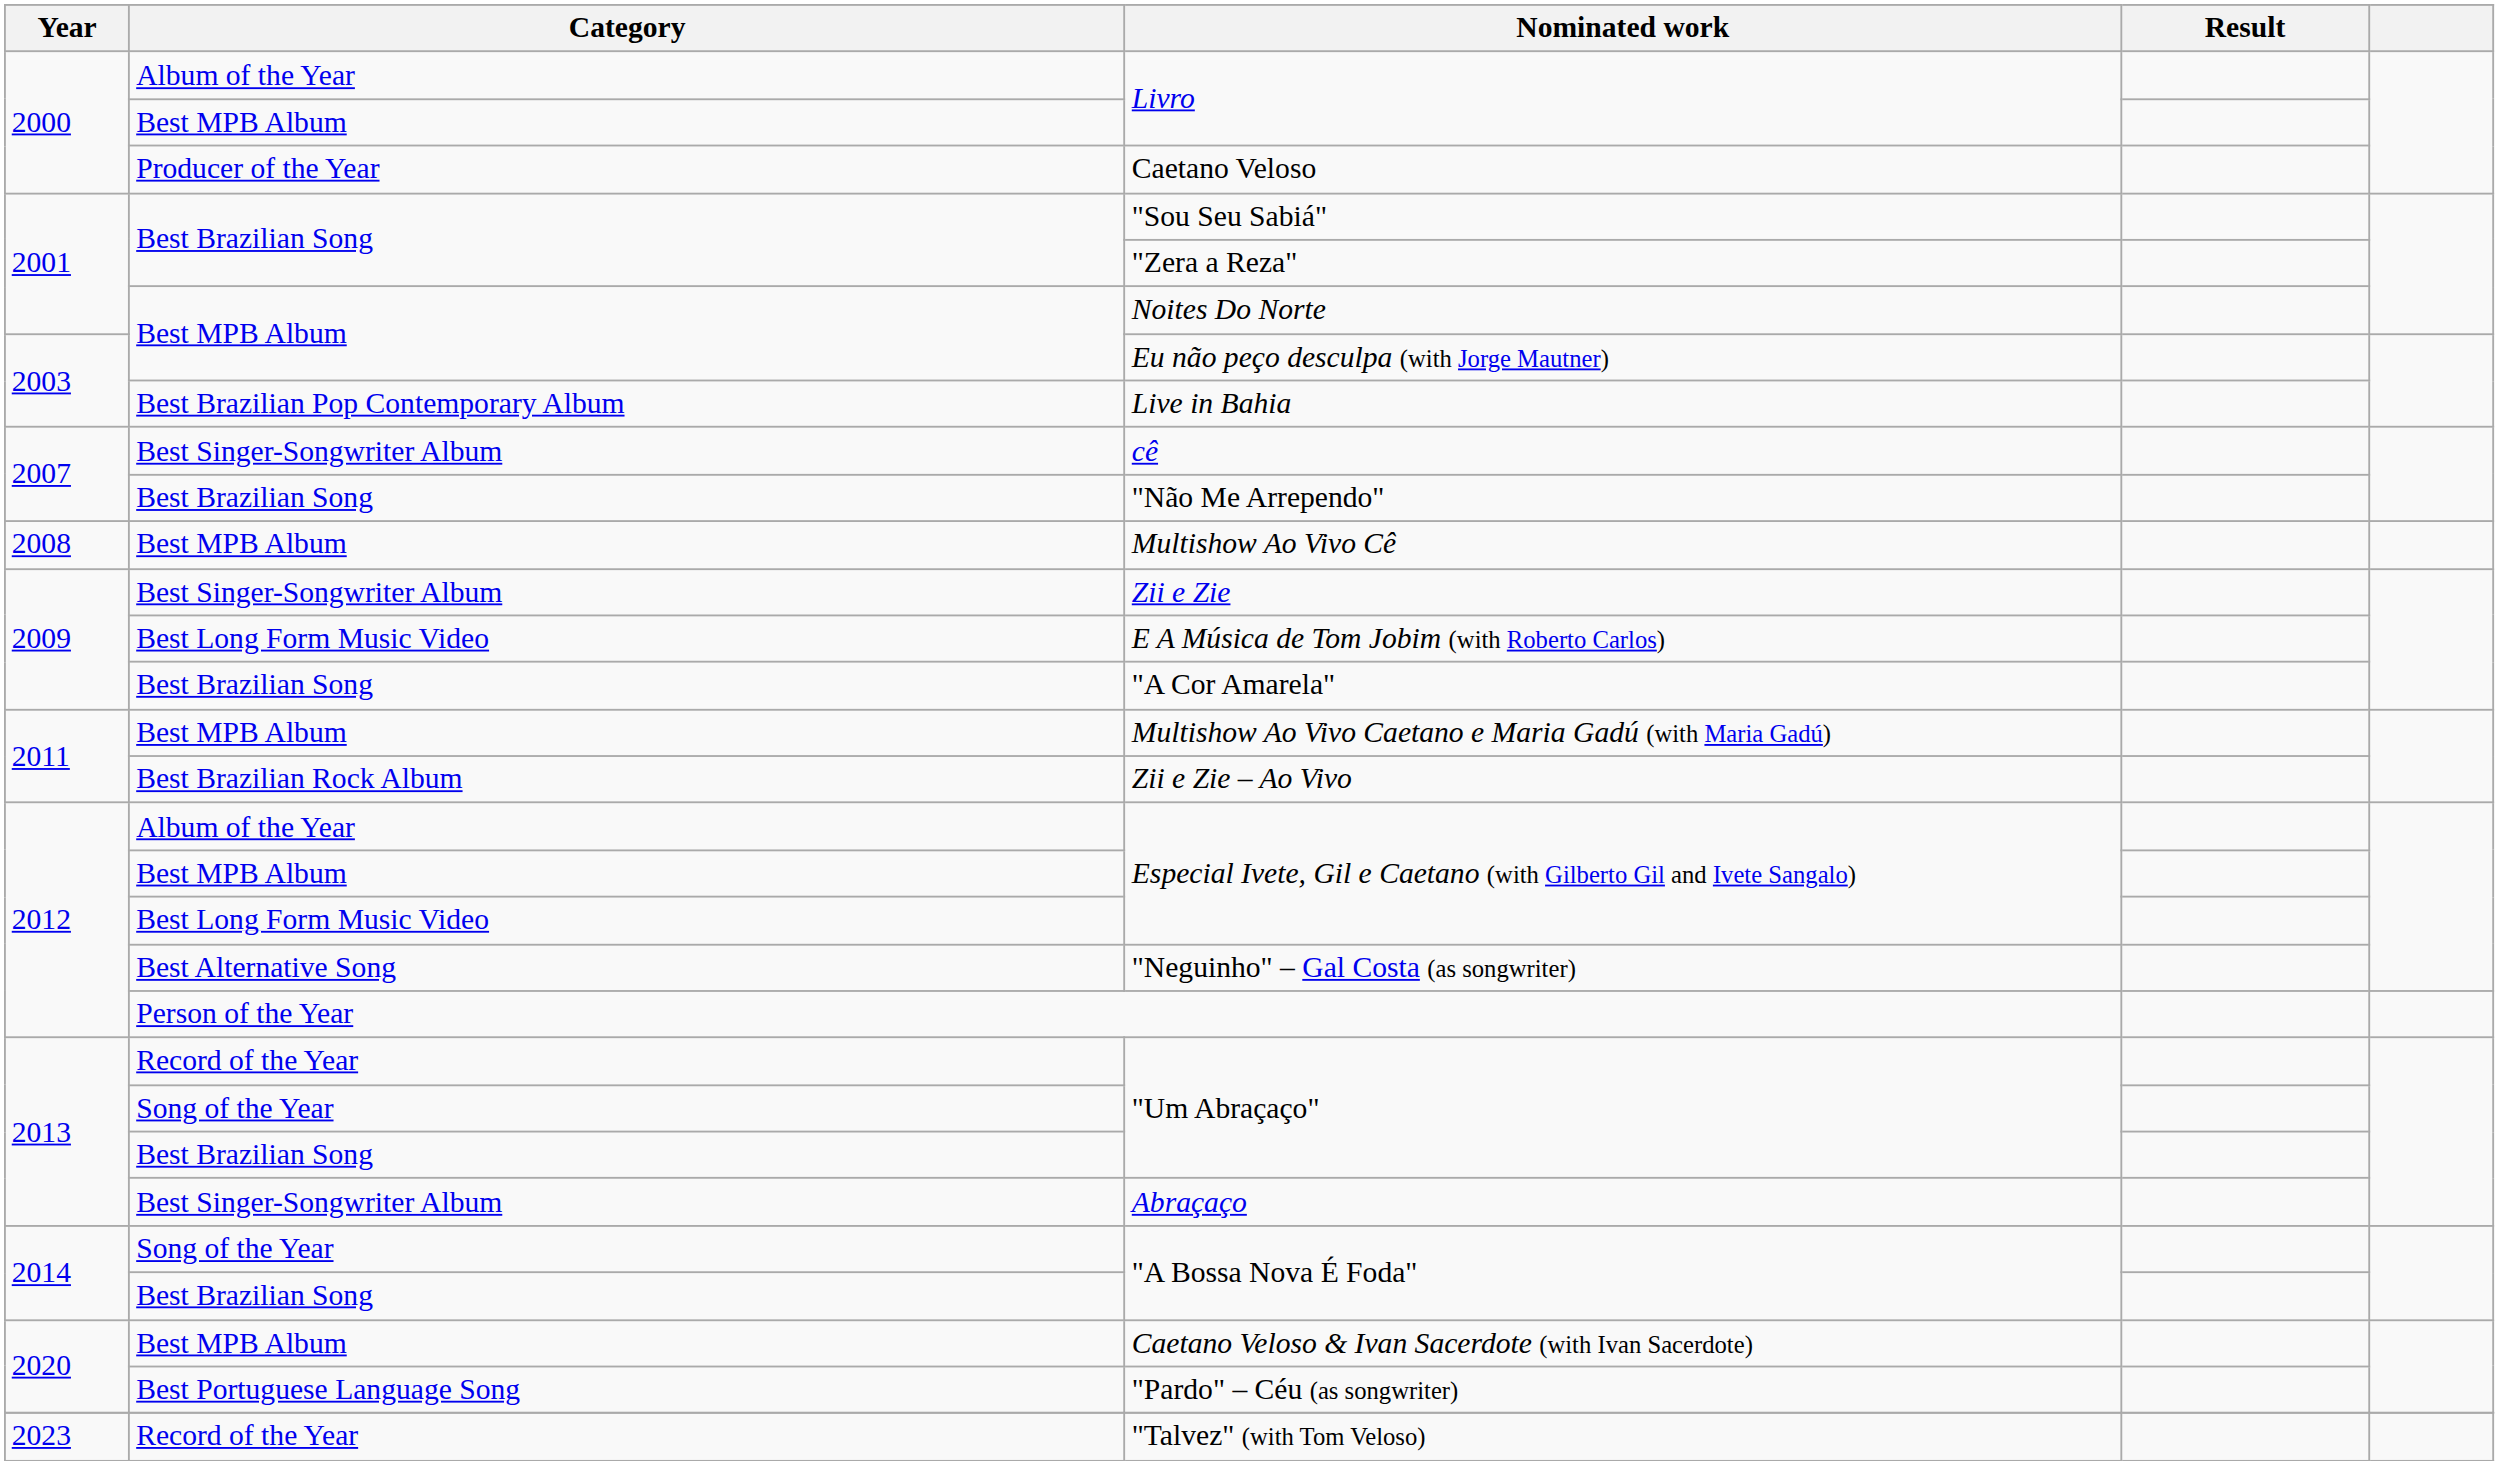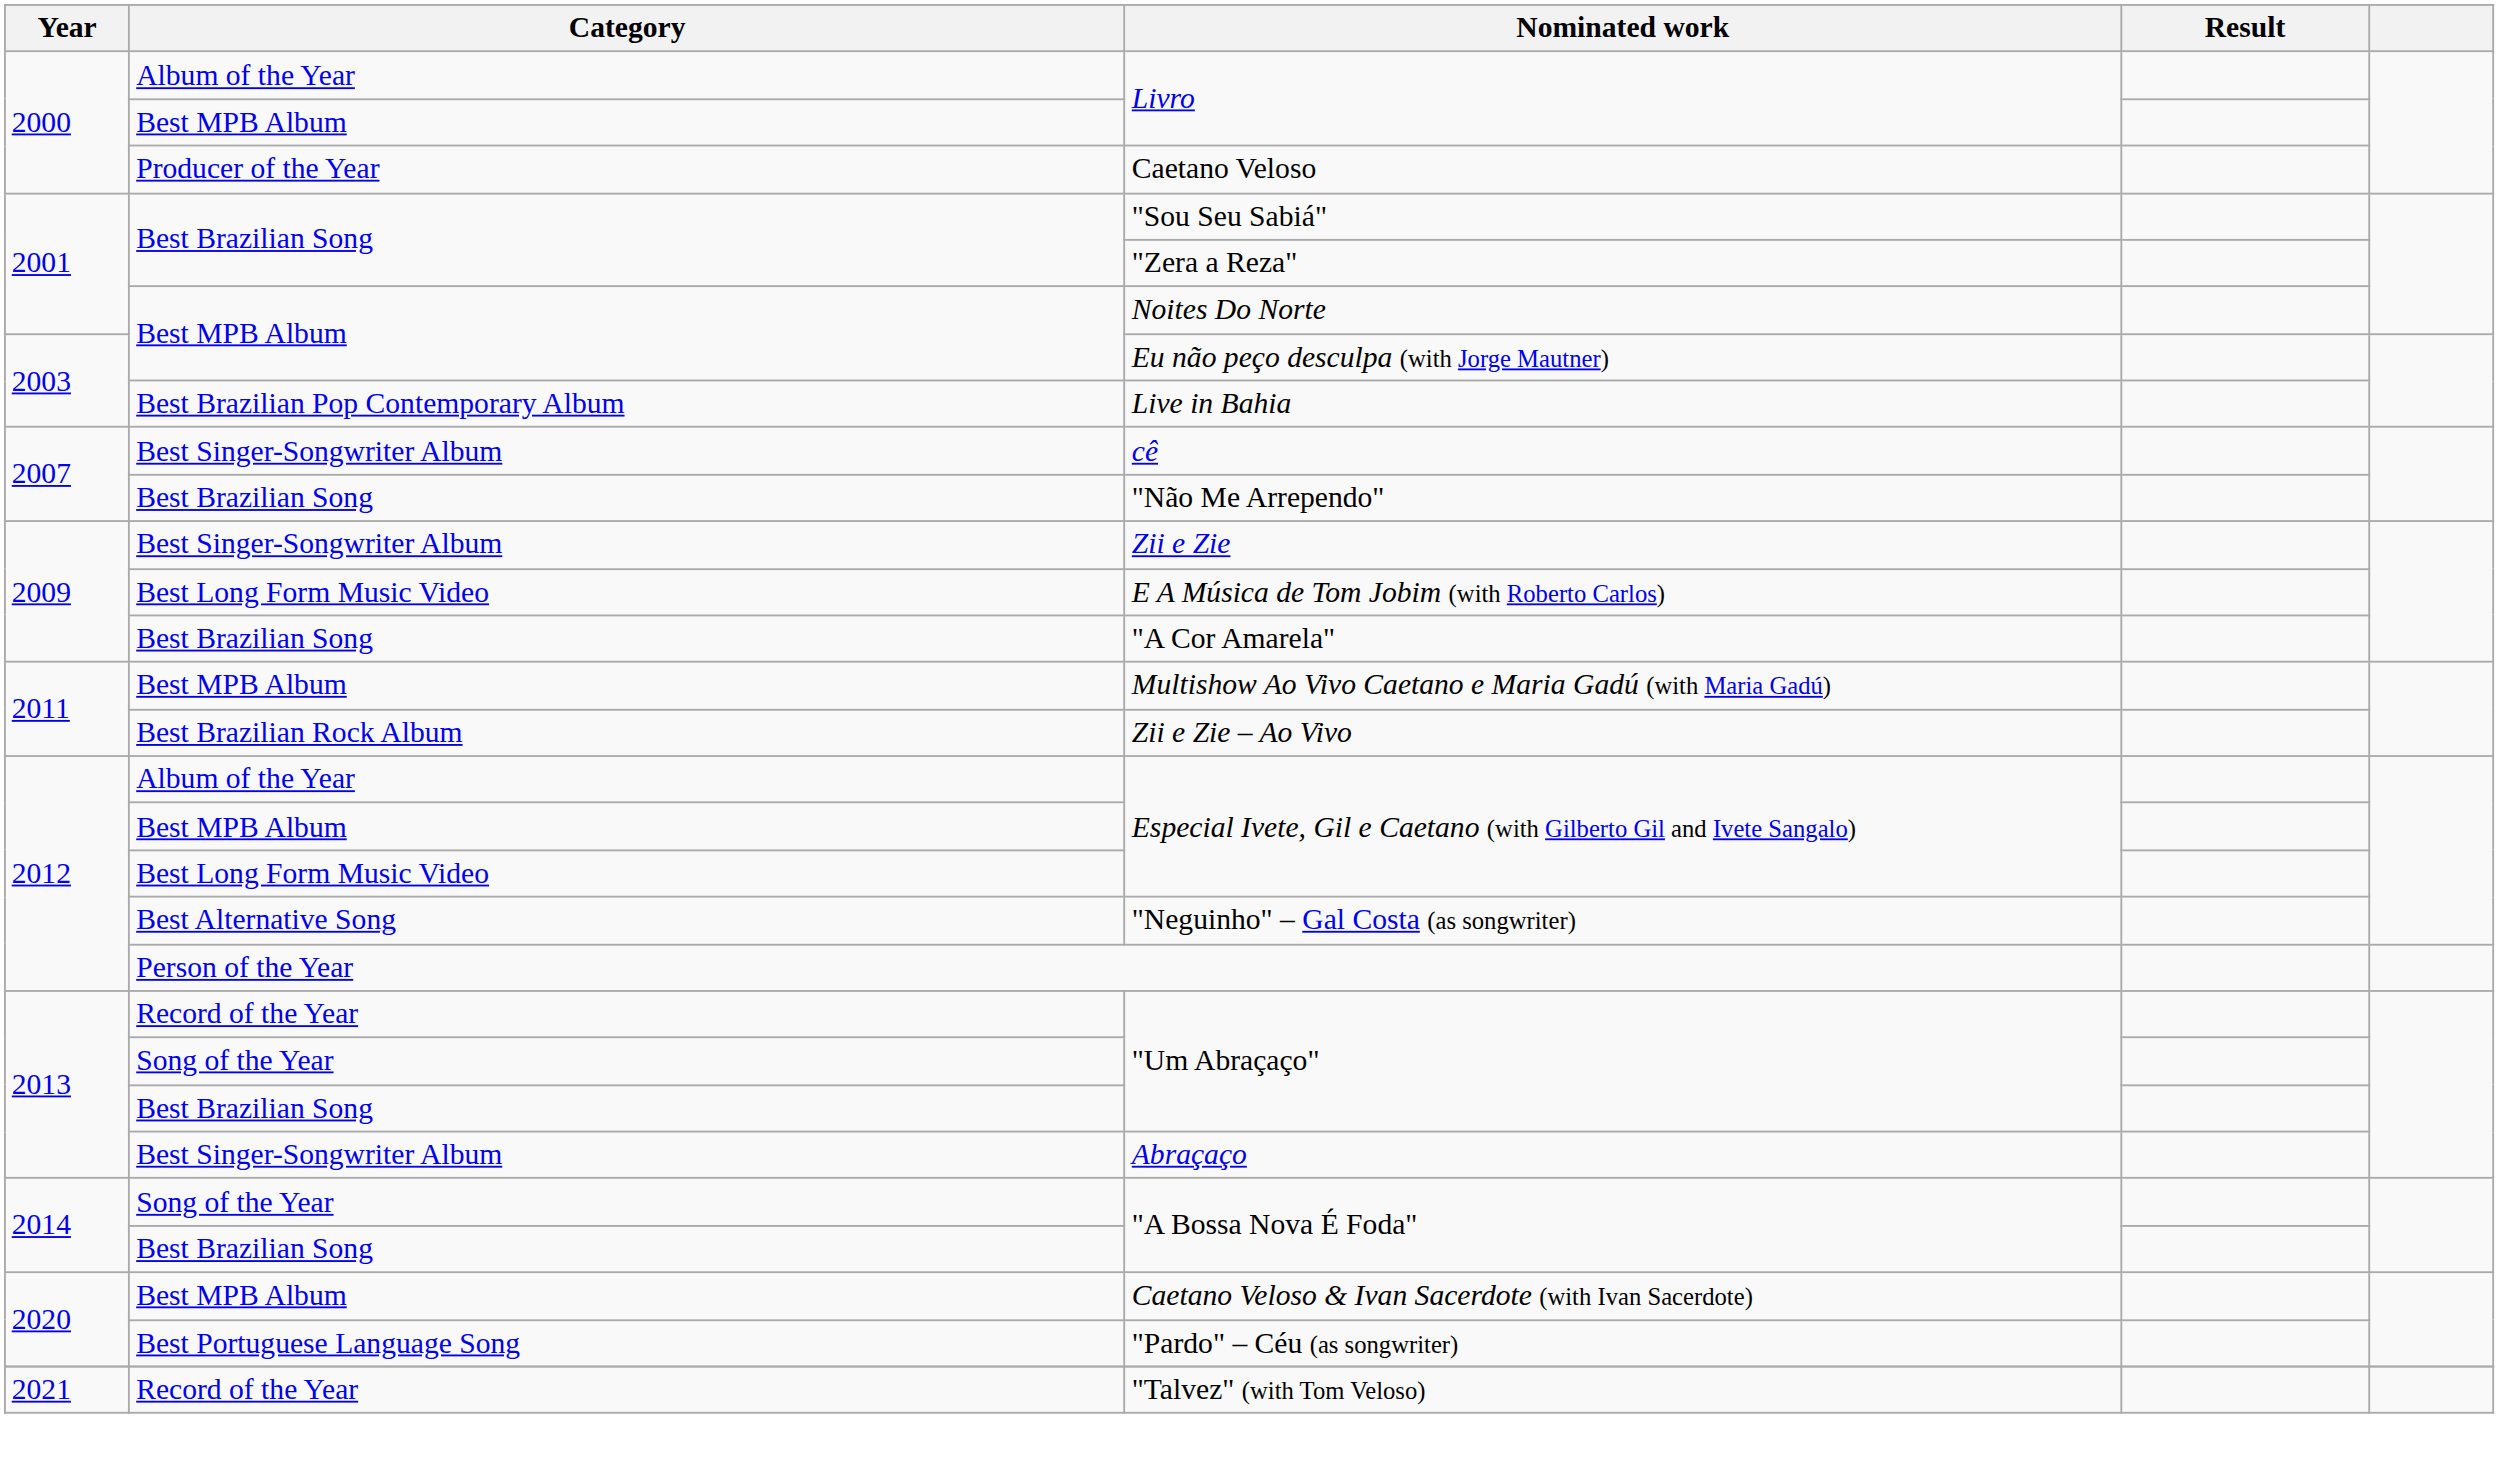- row: (241, 544)
(41, 1436) 2023 -> (41, 1389) 2021
